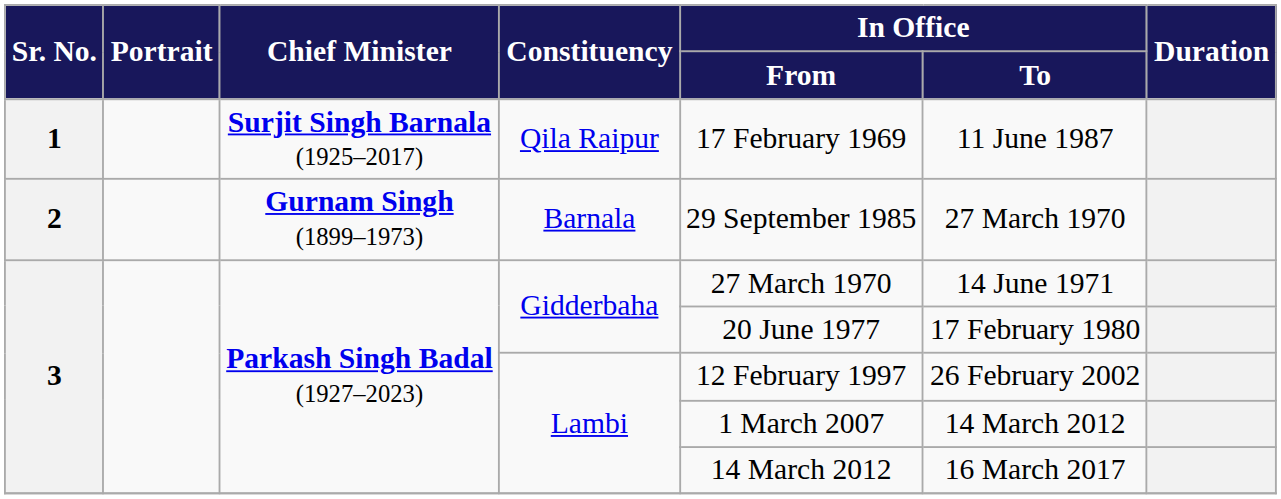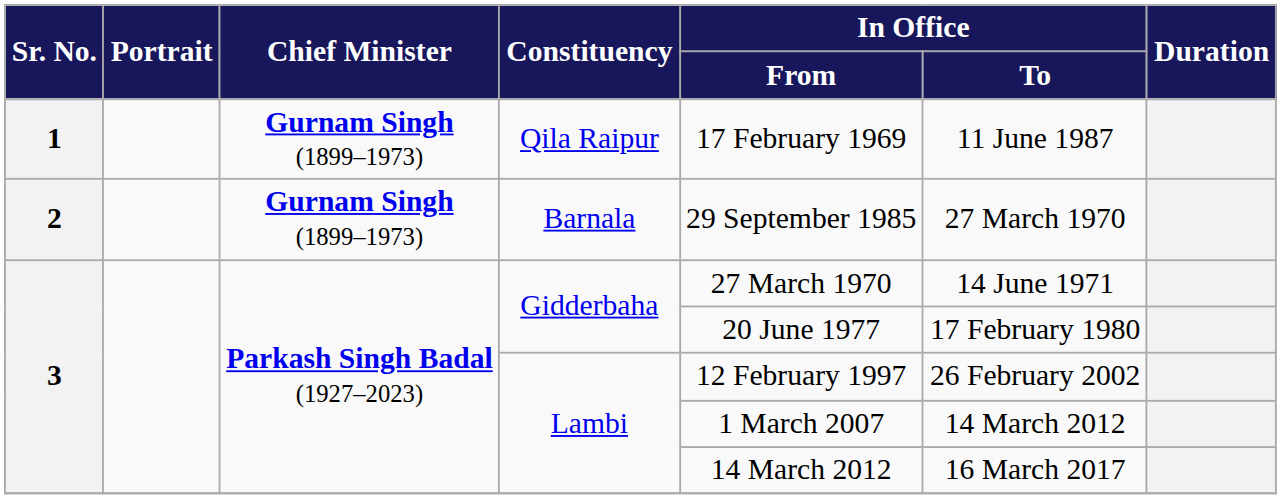(359, 138) Surjit Singh Barnala (1925–2017) -> (359, 138) Gurnam Singh (1899–1973)
